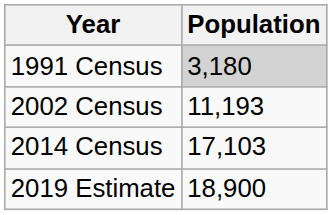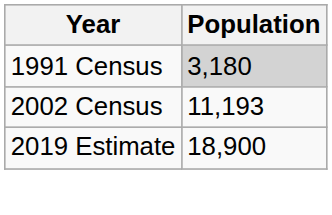- row: (87, 147)
